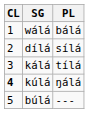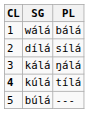(68, 65) tílá -> (68, 65) ŋálá
(68, 83) ŋálá -> (68, 83) tílá
